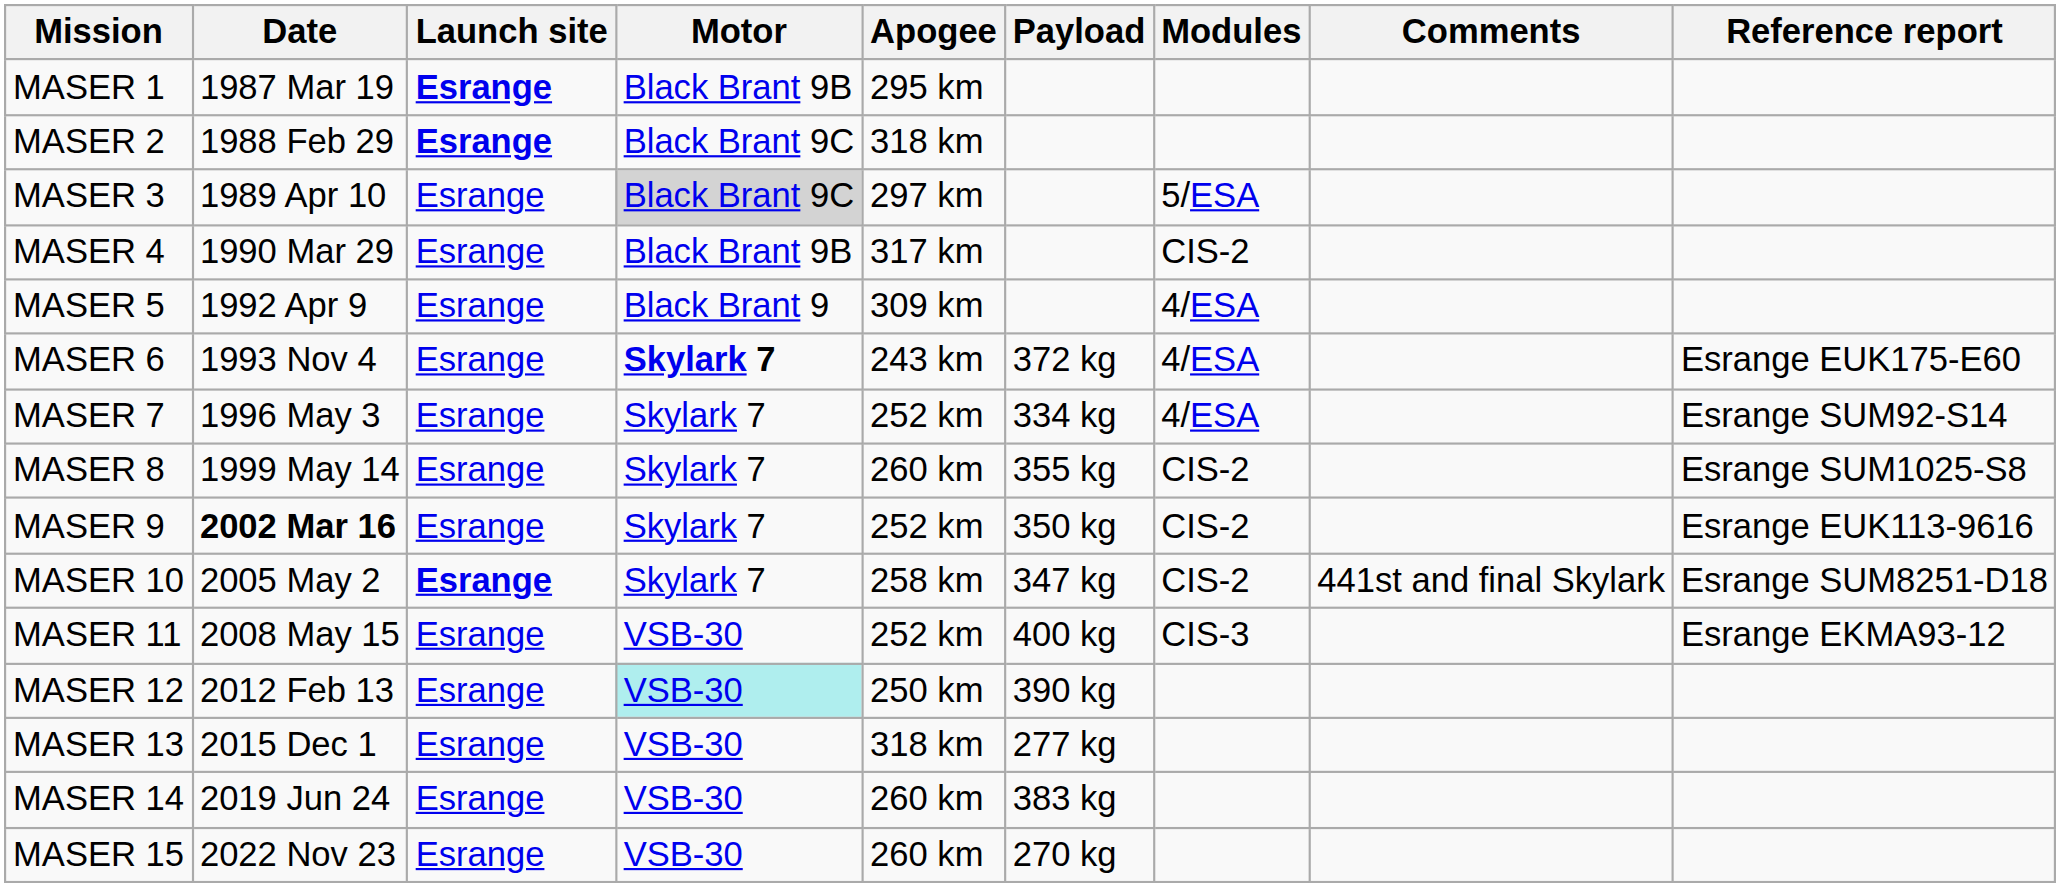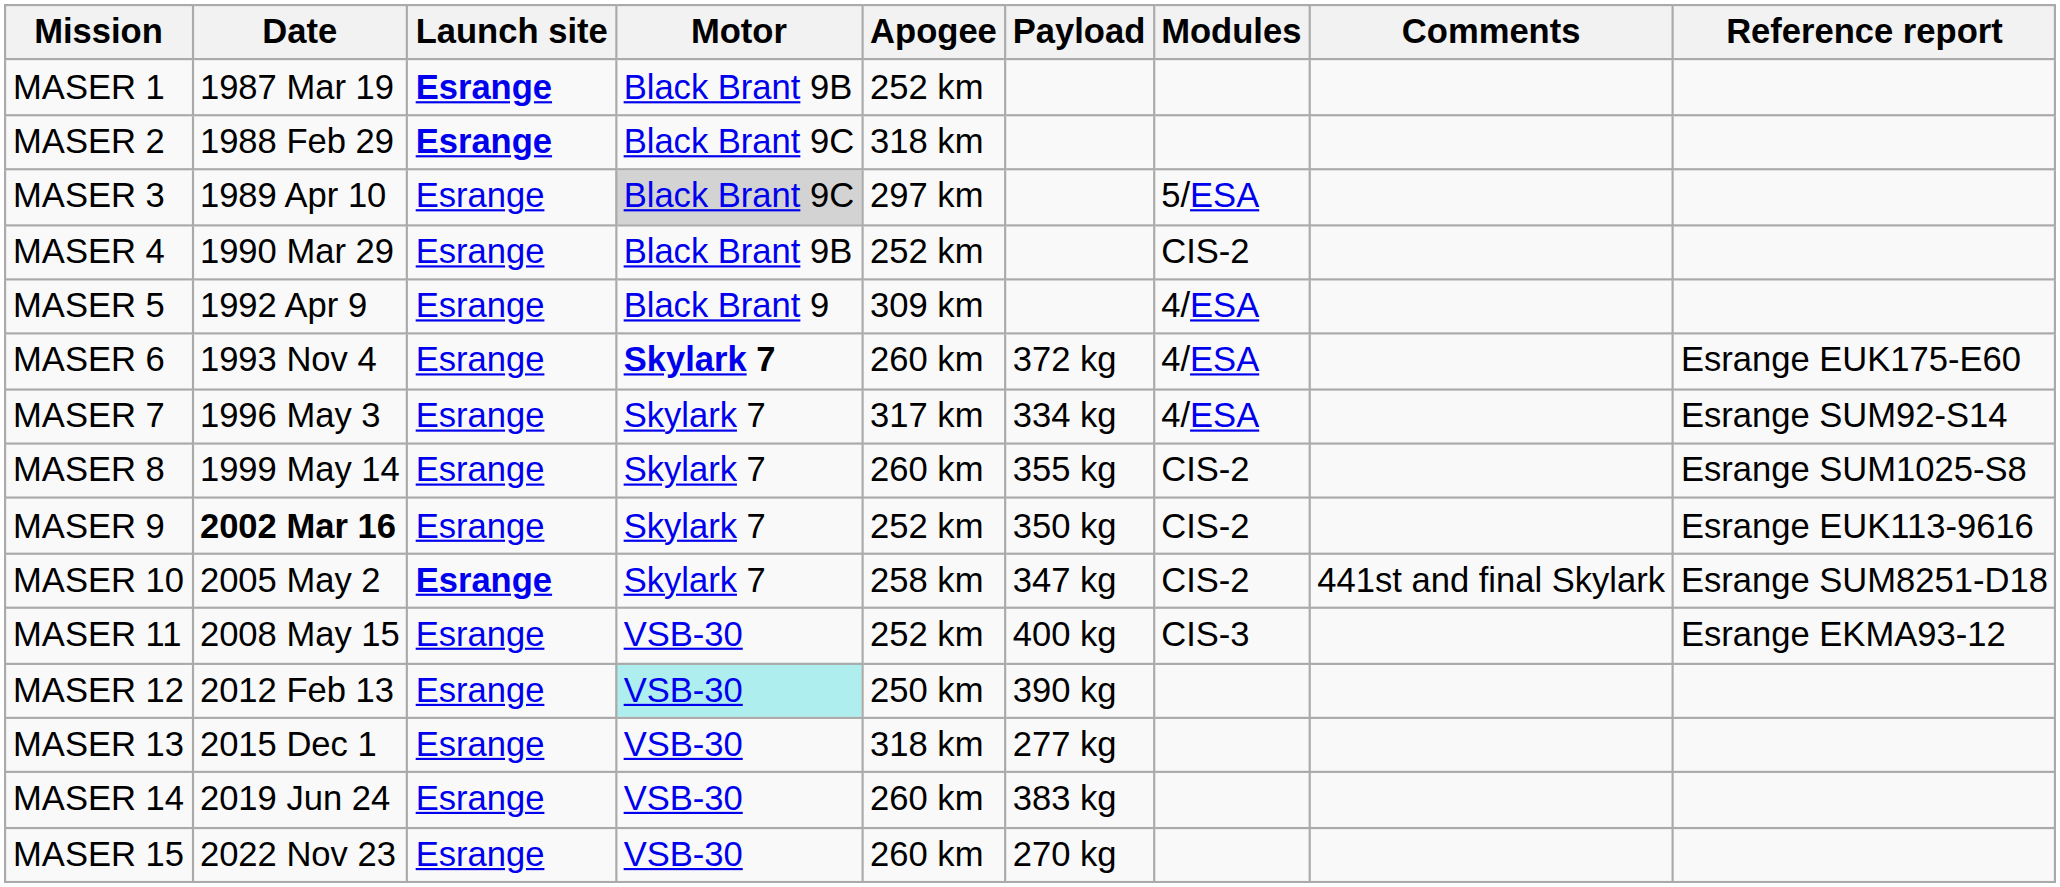(927, 86) 295 km -> (927, 86) 252 km
(927, 251) 317 km -> (927, 251) 252 km
(927, 360) 243 km -> (927, 360) 260 km
(927, 415) 252 km -> (927, 415) 317 km
